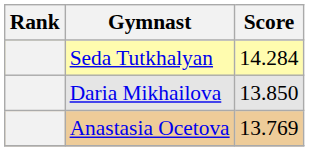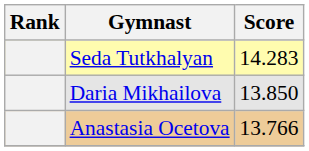(269, 57) 14.284 -> (269, 57) 14.283
(269, 128) 13.769 -> (269, 128) 13.766
